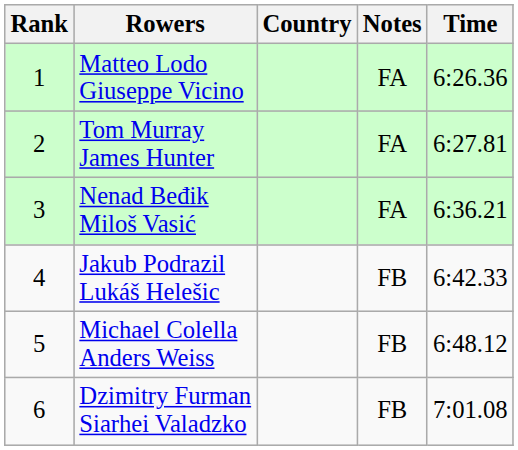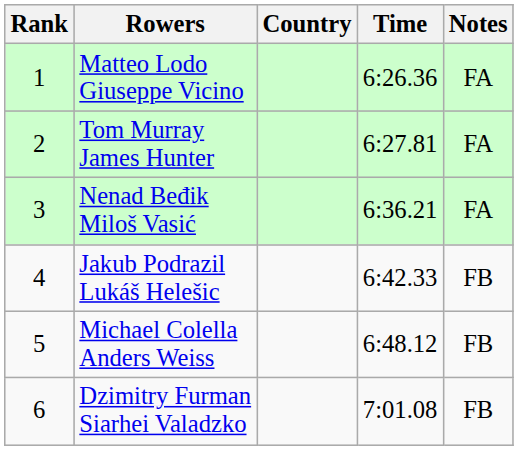columns swapped: (470, 24) <-> (392, 24)
